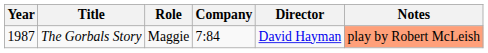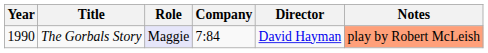(21, 36) 1987 -> (21, 36) 1990
(169, 36) no background -> (169, 36) lavender background
